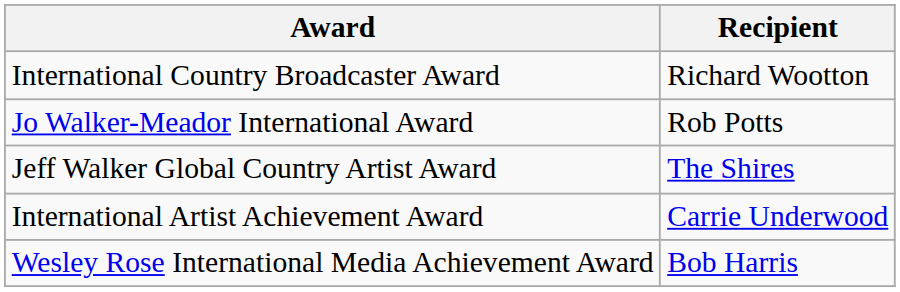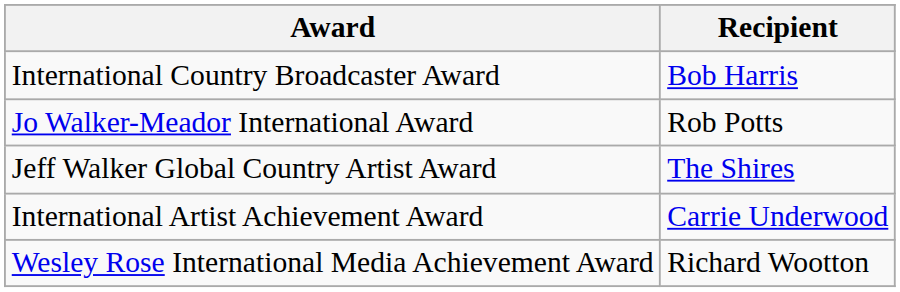(768, 74) Richard Wootton -> (733, 74) Bob Harris
(733, 262) Bob Harris -> (768, 262) Richard Wootton
